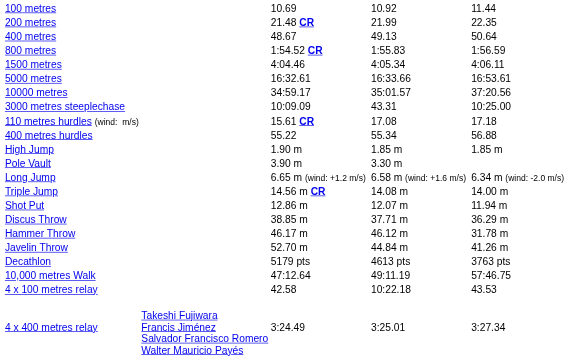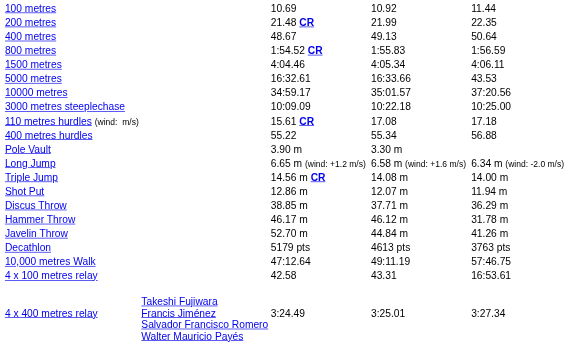(491, 79) 16:53.61 -> (484, 79) 43.53
(384, 107) 43.31 -> (391, 107) 10:22.18
- row: (29, 149)
(391, 290) 10:22.18 -> (384, 276) 43.31
(484, 290) 43.53 -> (491, 276) 16:53.61
